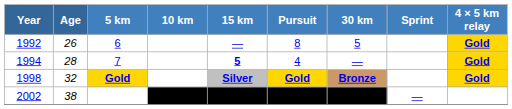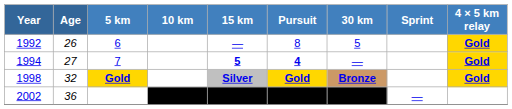(70, 61) 28 -> (70, 61) 27
(297, 61) normal -> (297, 61) bold
(70, 96) 38 -> (70, 96) 36
